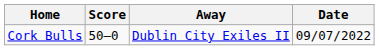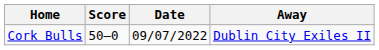columns swapped: (211, 15) <-> (333, 15)
